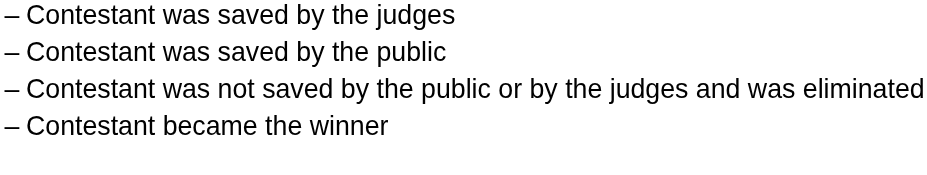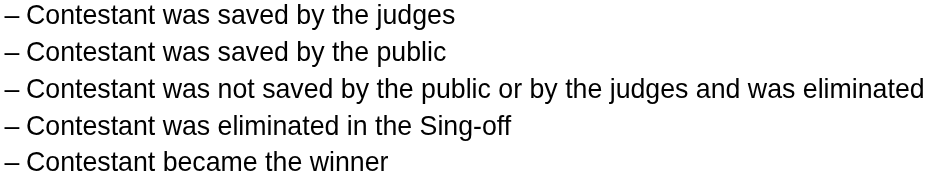+ row: (269, 125)
